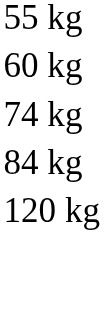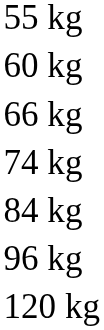+ row: (43, 114)
+ row: (43, 258)
